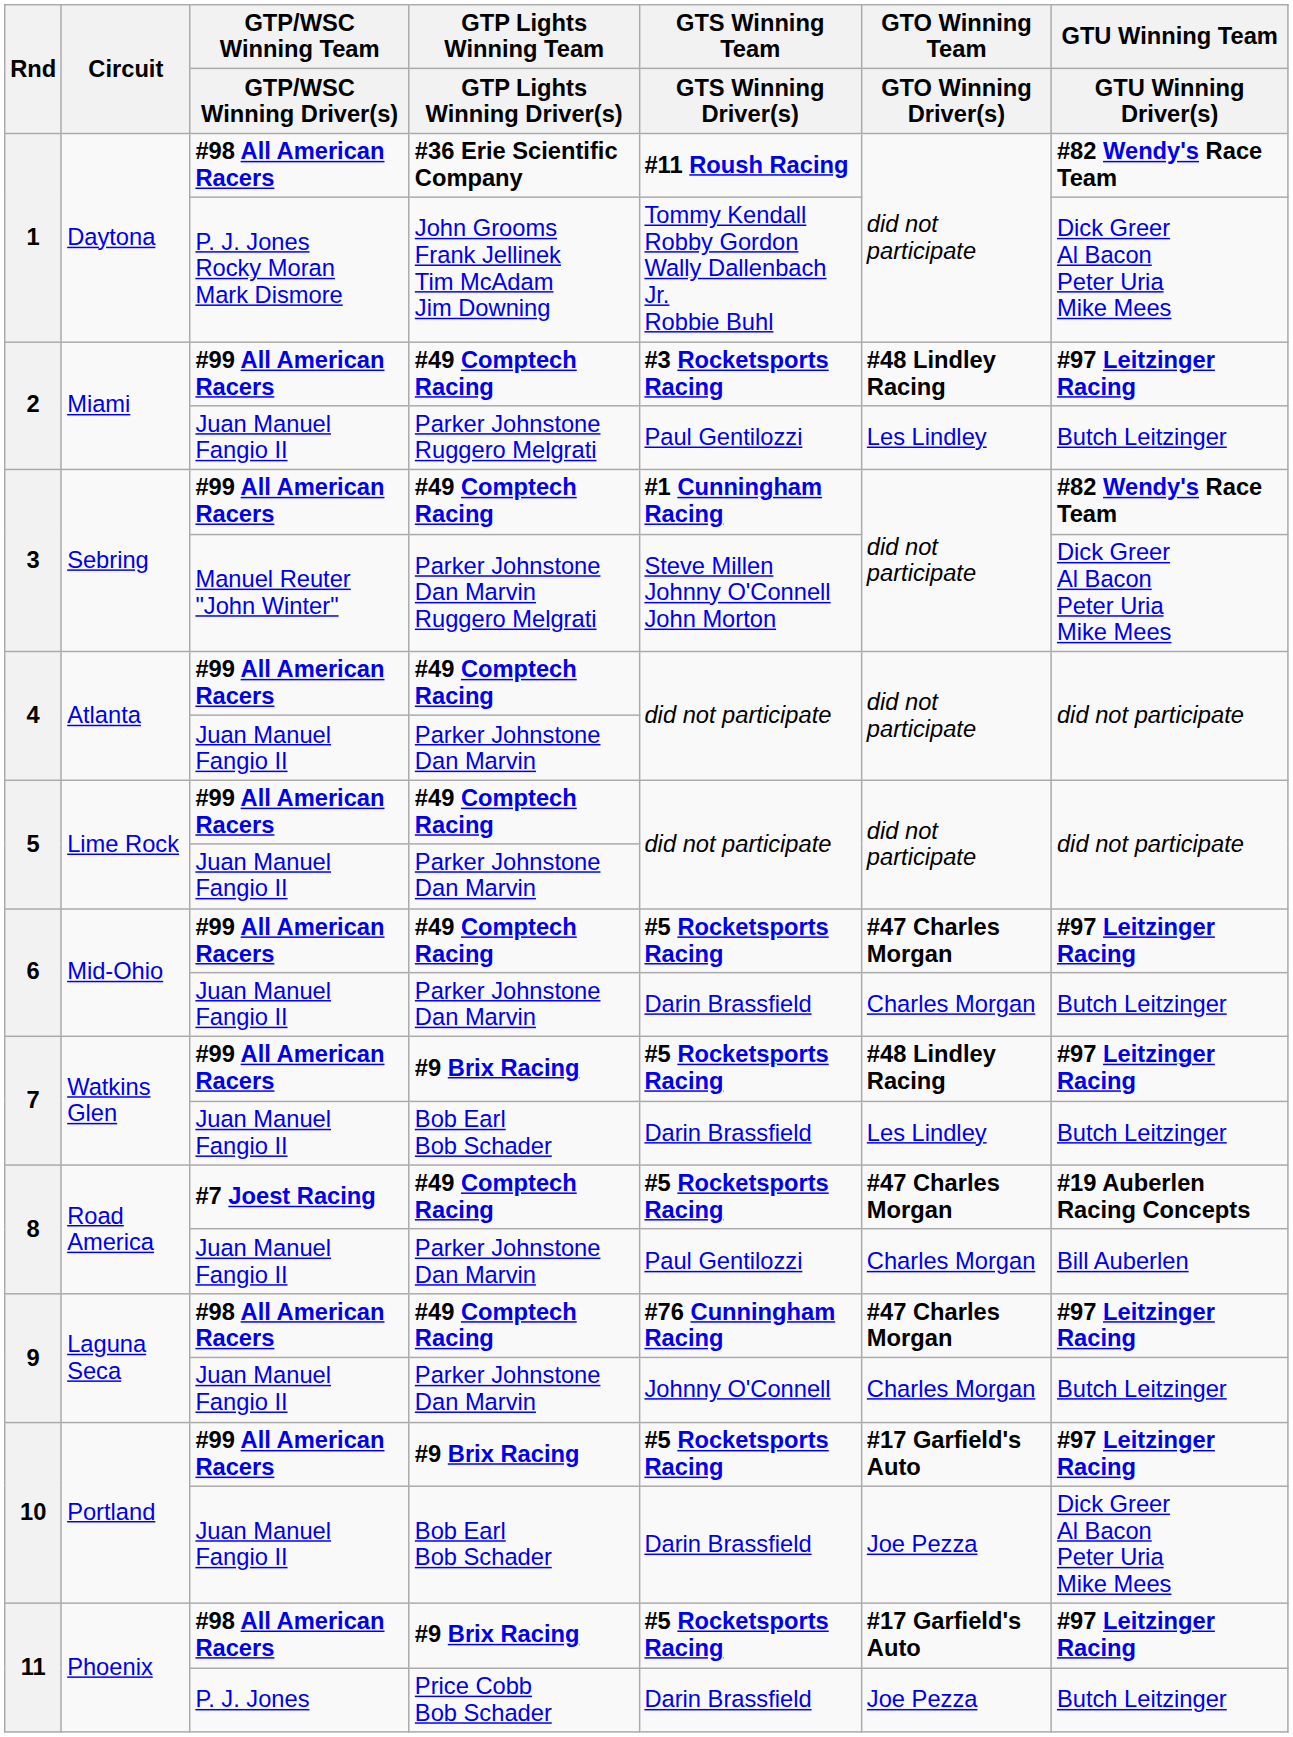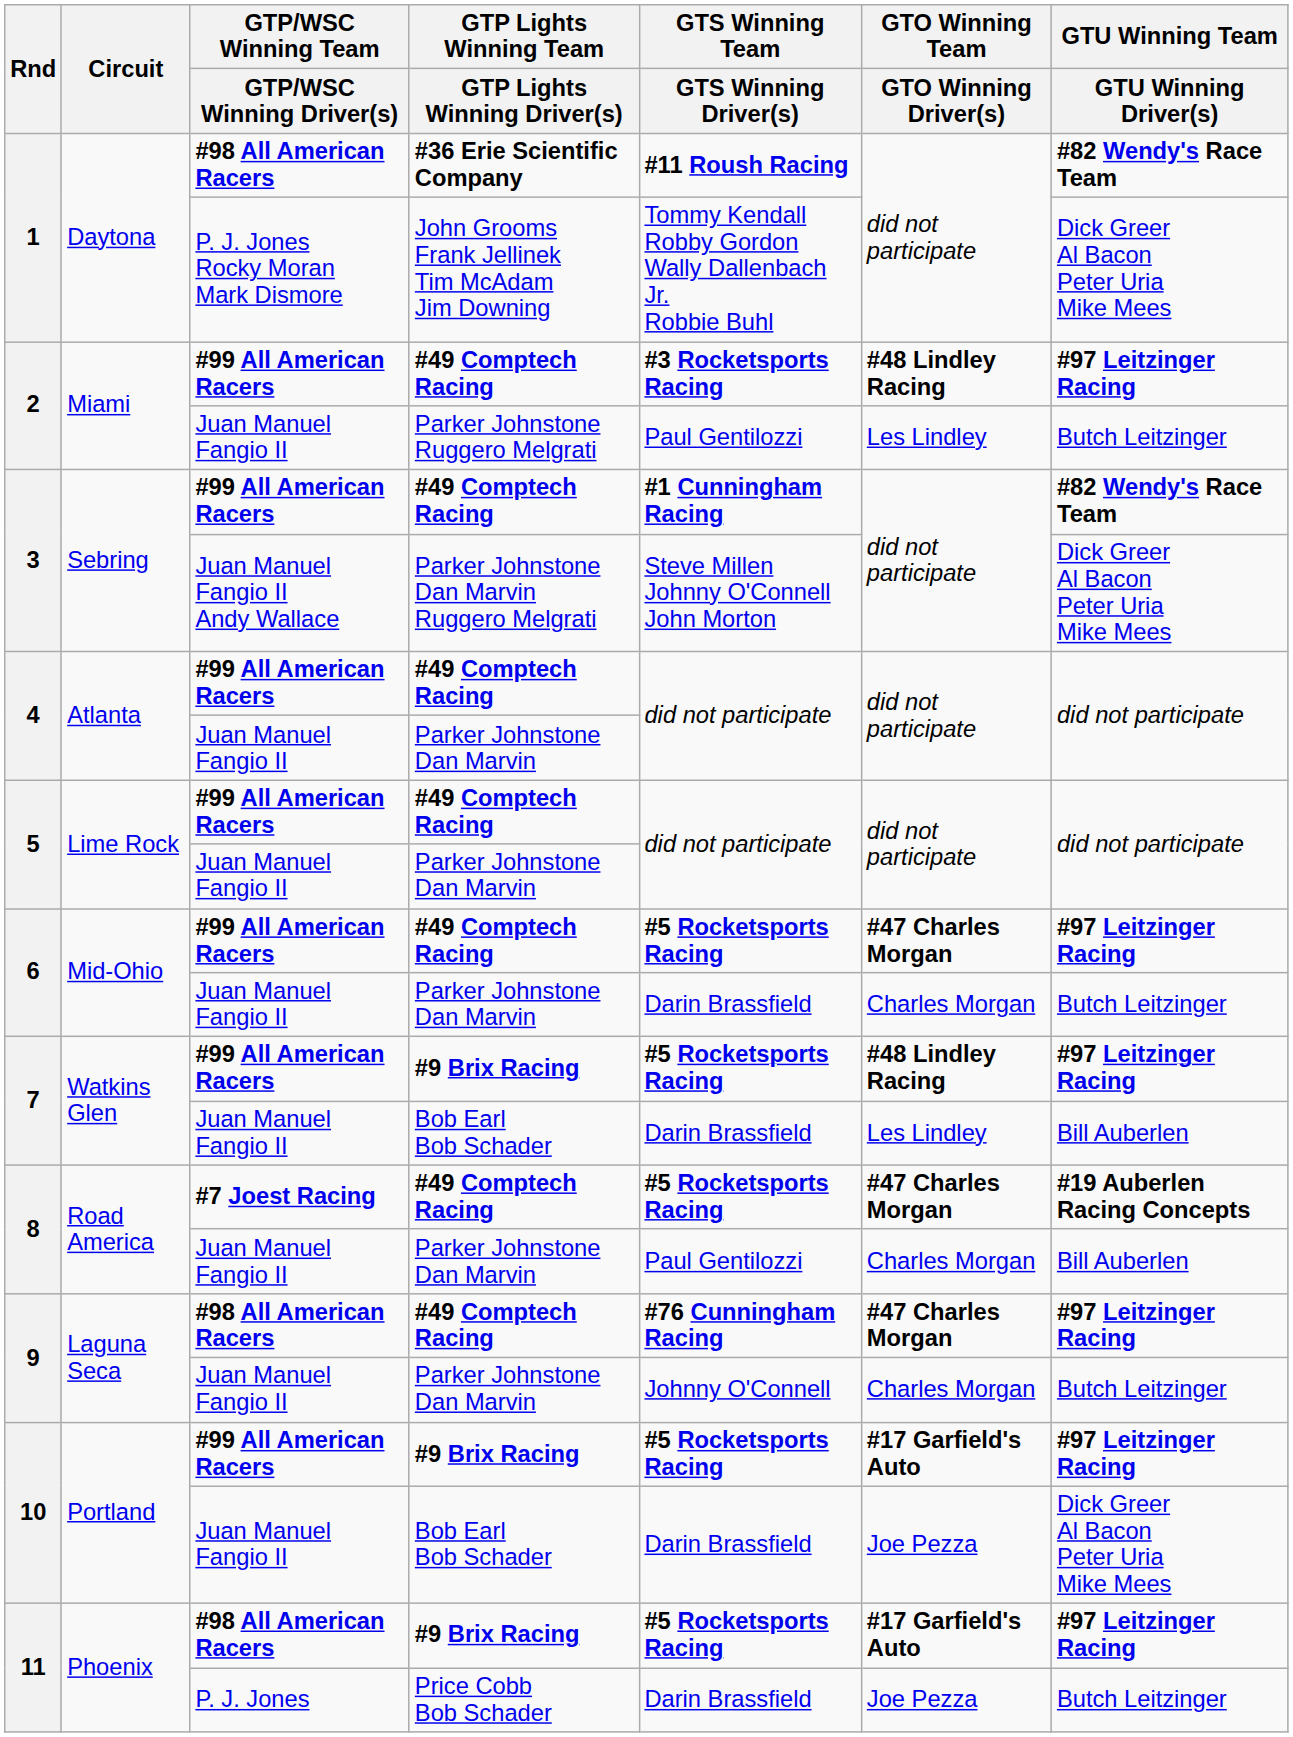(273, 592) Manuel Reuter "John Winter" -> (267, 592) Juan Manuel Fangio II Andy Wallace
(1142, 1132) Butch Leitzinger -> (1123, 1132) Bill Auberlen
